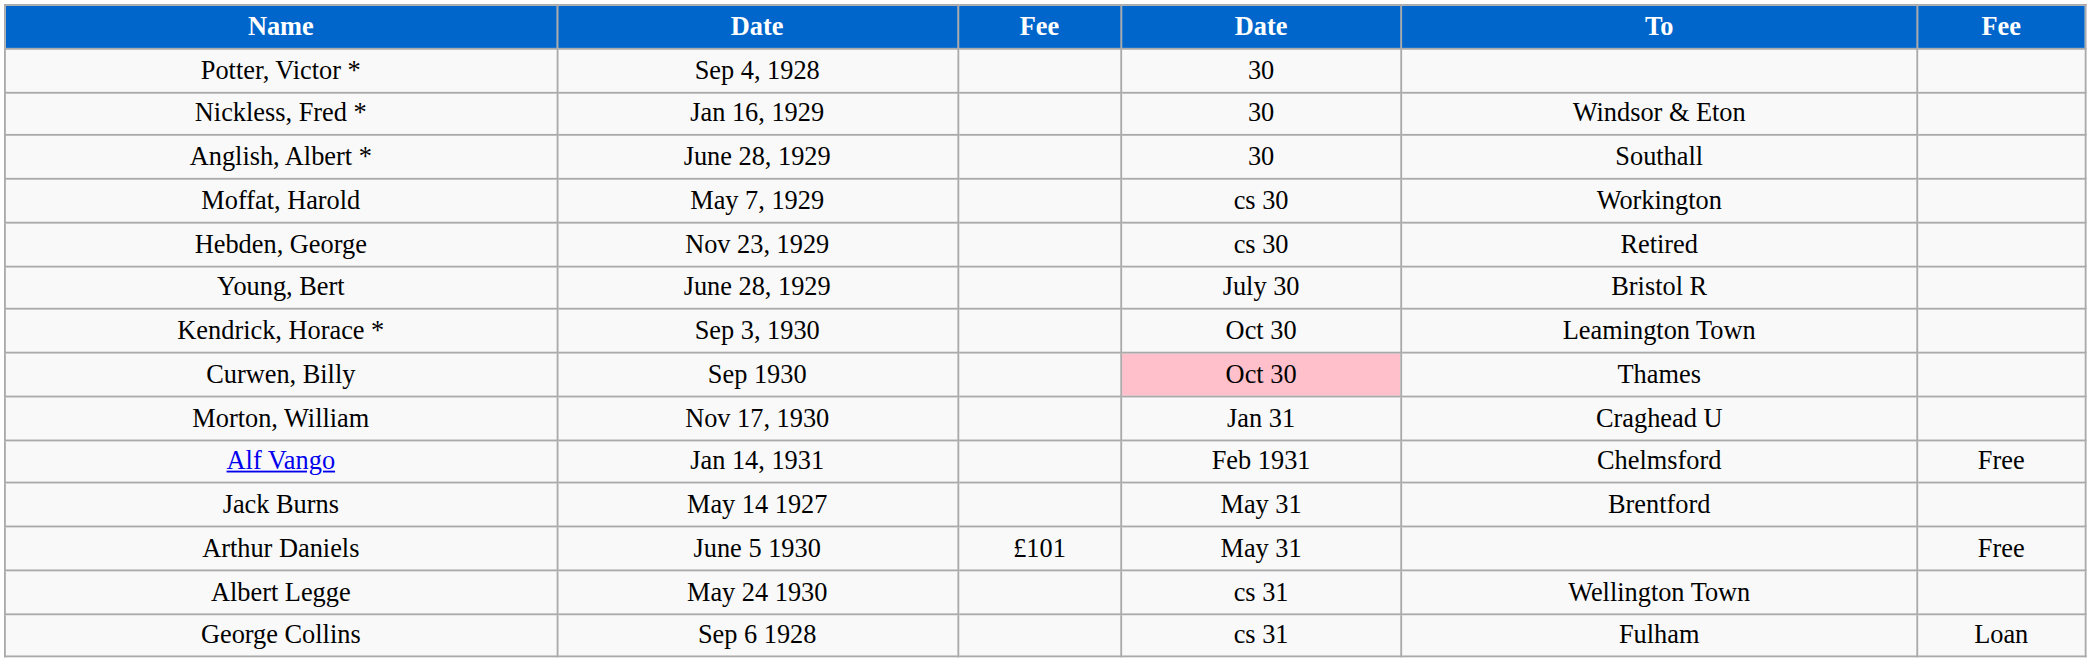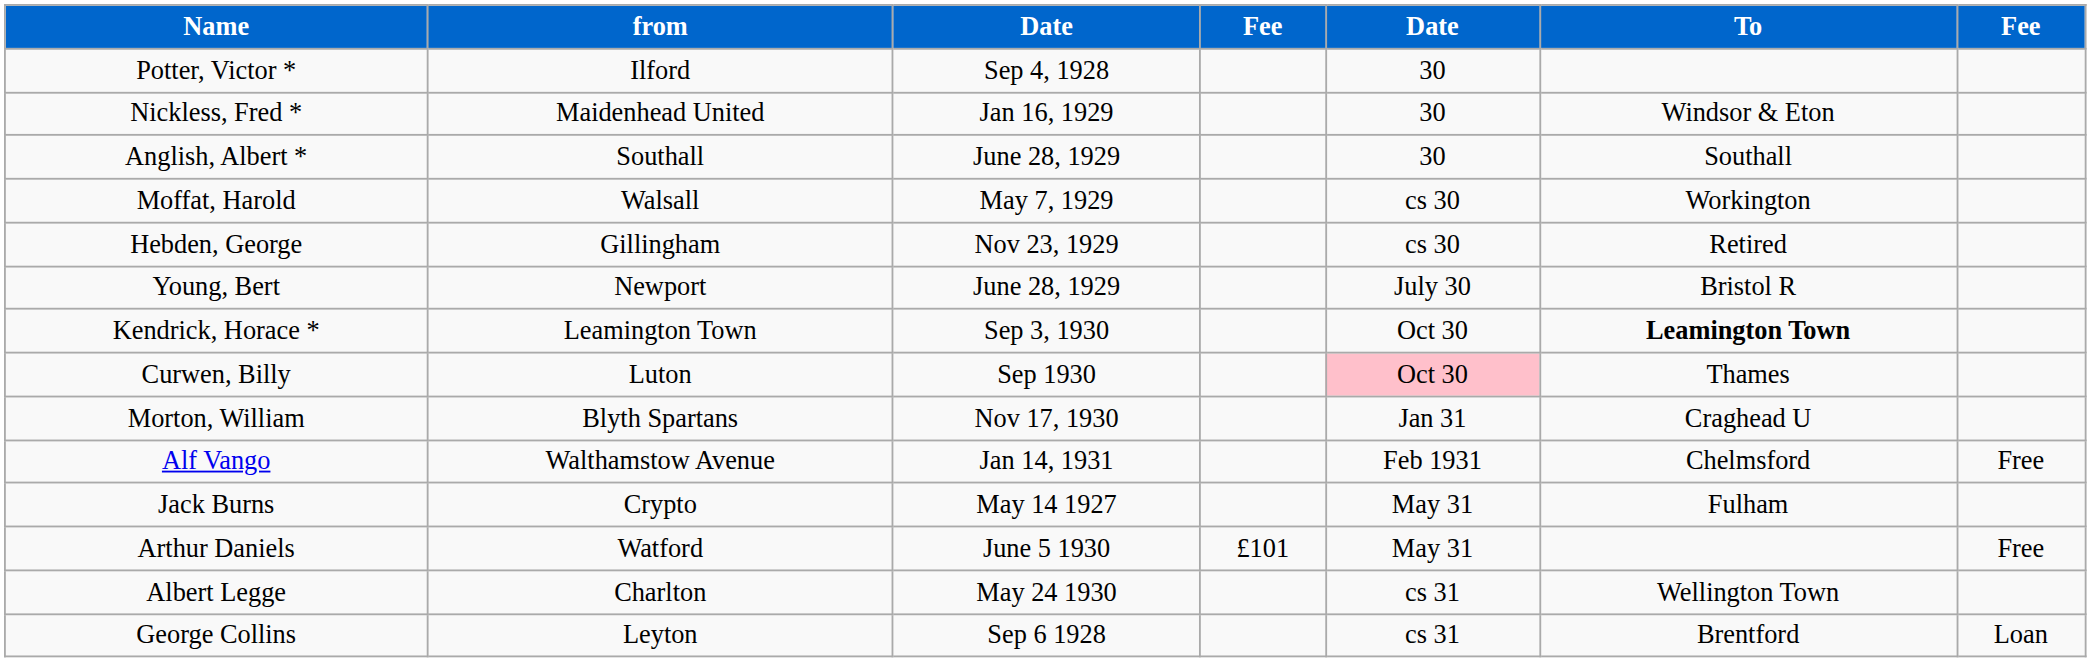+ column: (660, 26)
(1659, 330) normal -> (1748, 330) bold
(1659, 504) Brentford -> (1748, 504) Fulham
(1659, 635) Fulham -> (1748, 635) Brentford
